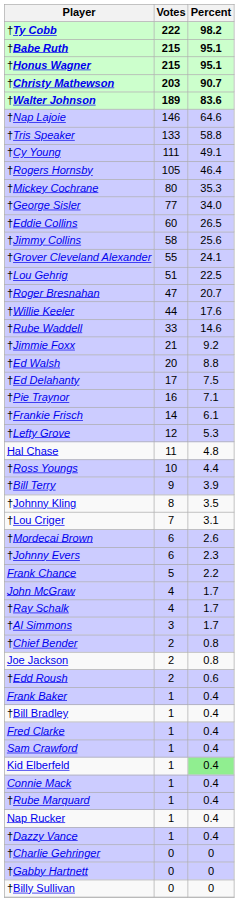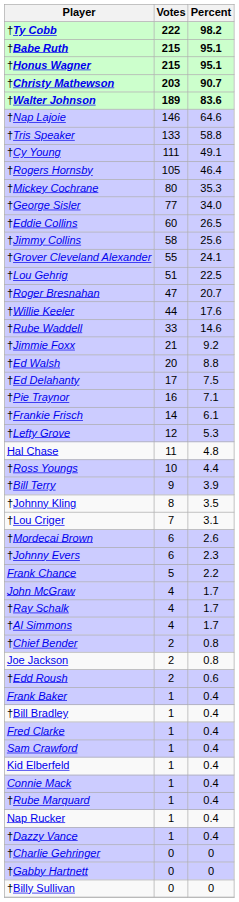(171, 626) 3 -> (171, 626) 4
(211, 766) lightgreen background -> (211, 766) no background
